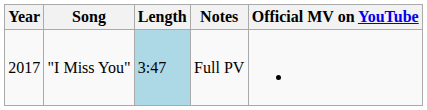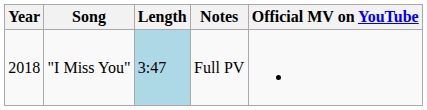(24, 67) 2017 -> (24, 67) 2018
